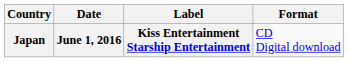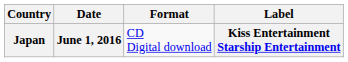columns swapped: (298, 14) <-> (188, 14)
